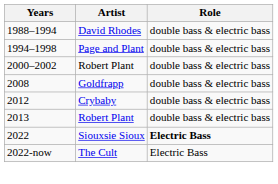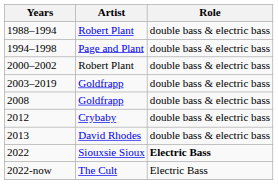(110, 30) David Rhodes -> (106, 30) Robert Plant
+ row: (32, 83)
(106, 118) Robert Plant -> (110, 135) David Rhodes
